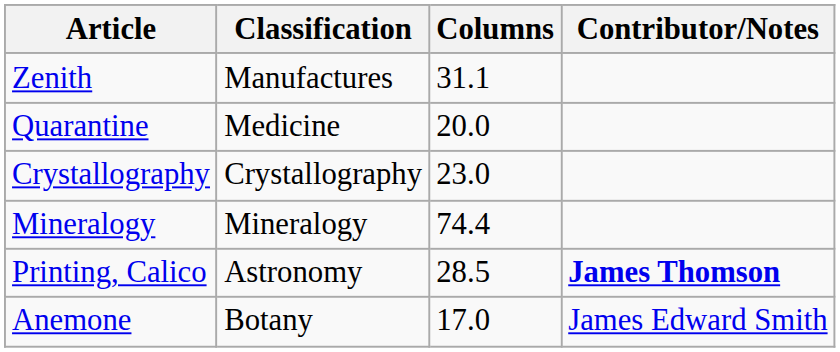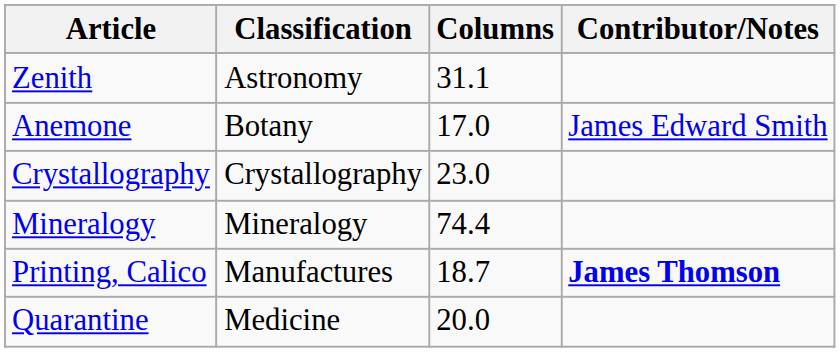(309, 77) Manufactures -> (293, 77) Astronomy
rows swapped: (72, 321) <-> (80, 126)
(293, 272) Astronomy -> (309, 272) Manufactures
(463, 272) 28.5 -> (463, 272) 18.7
